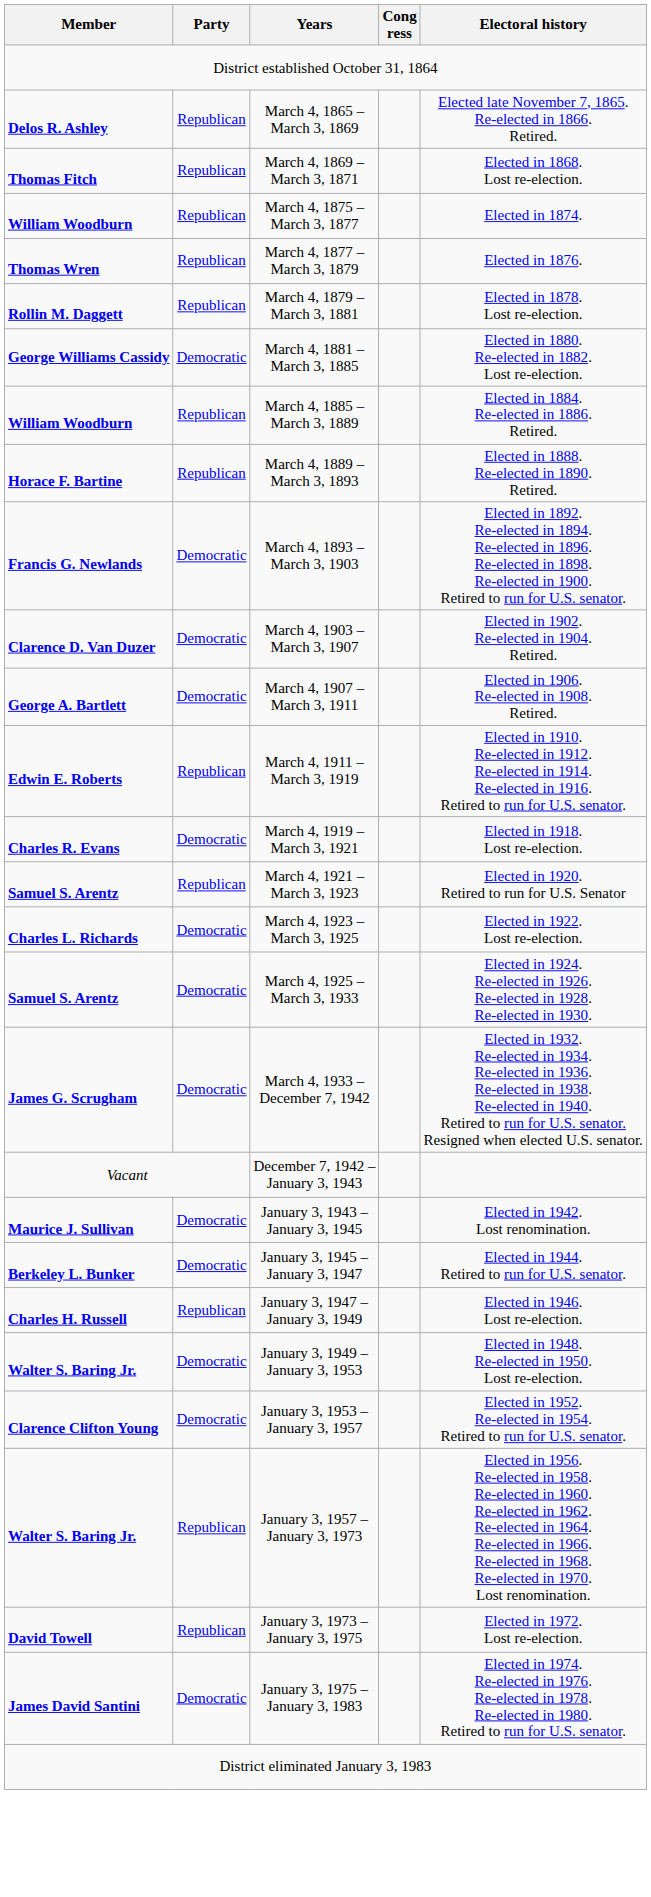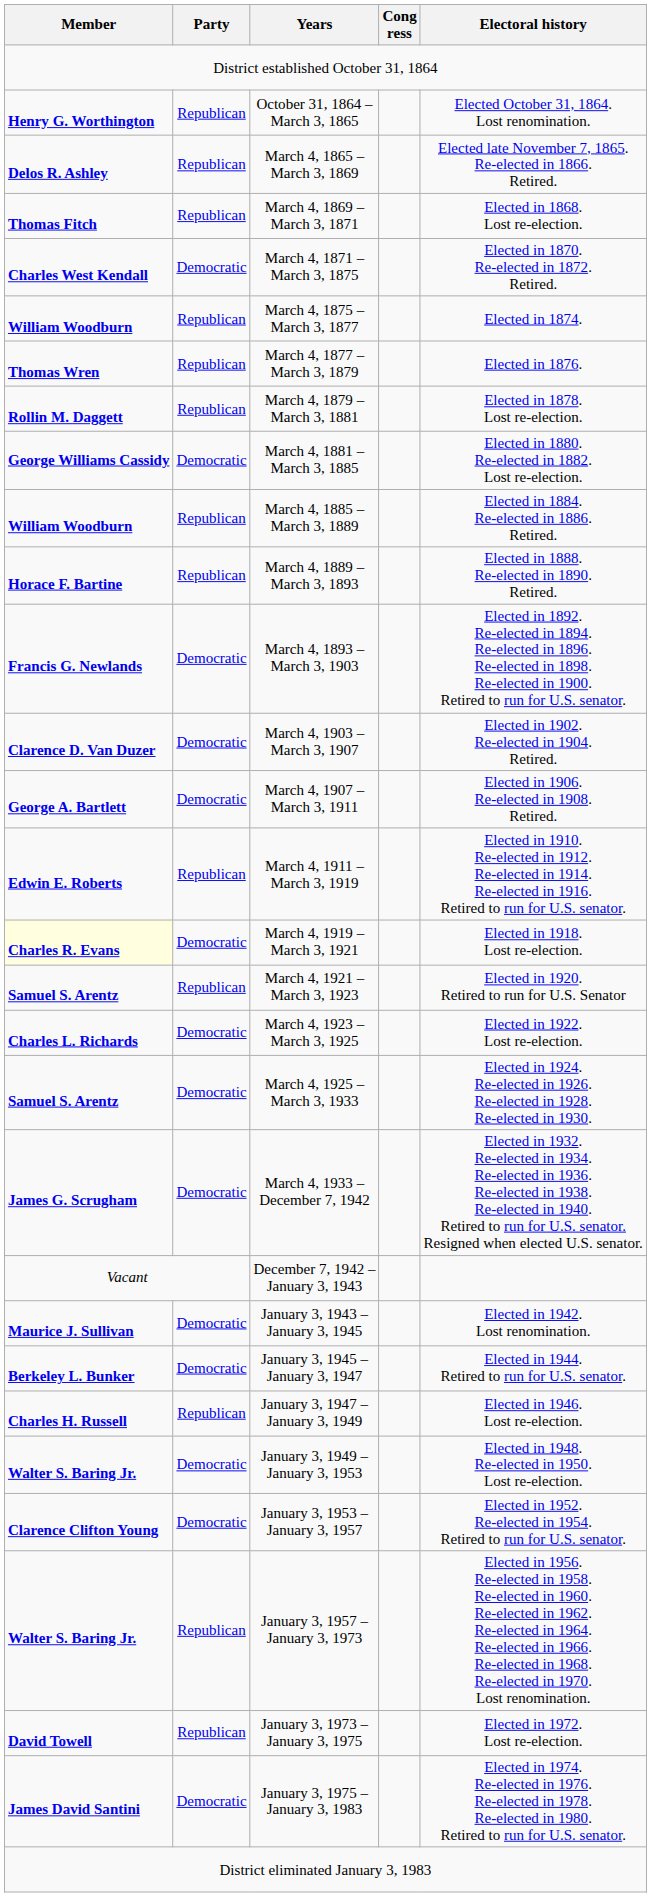+ row: (314, 112)
+ row: (314, 267)
(64, 848) no background -> (64, 950) lightyellow background
